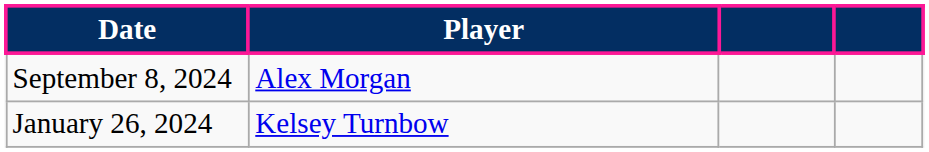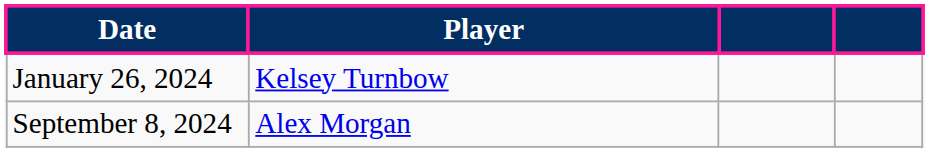rows swapped: (112, 123) <-> (122, 77)
